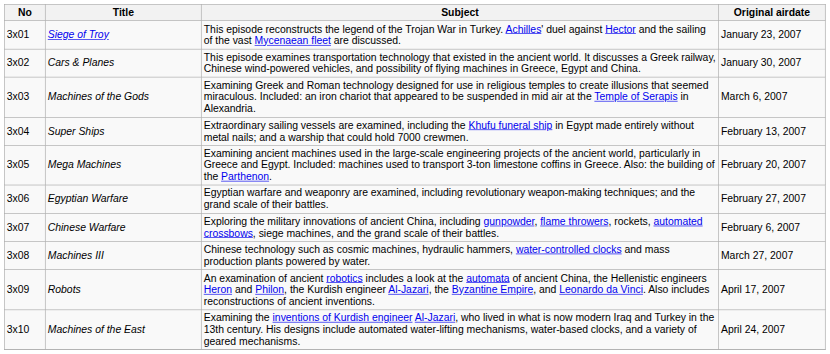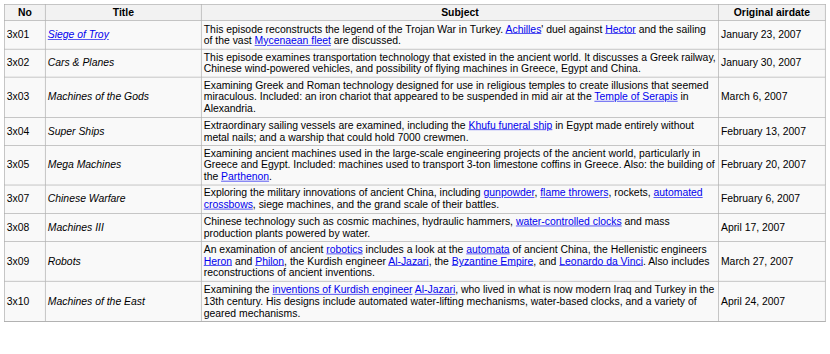- row: (88, 199)
(757, 255) March 27, 2007 -> (753, 227) April 17, 2007
(753, 289) April 17, 2007 -> (757, 261) March 27, 2007
